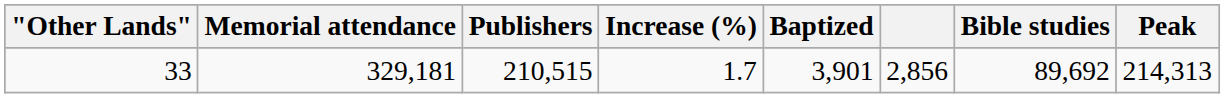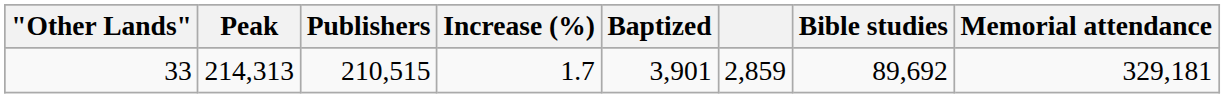columns swapped: (1167, 26) <-> (330, 26)
(917, 69) 2,856 -> (755, 69) 2,859
